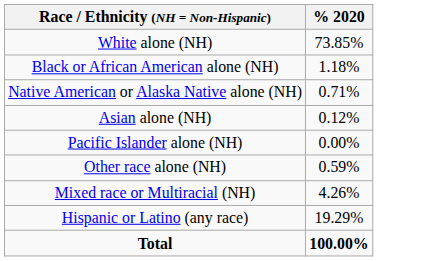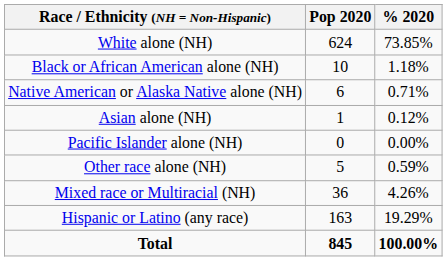+ column: (340, 17)
